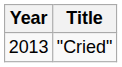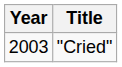(29, 47) 2013 -> (29, 47) 2003
